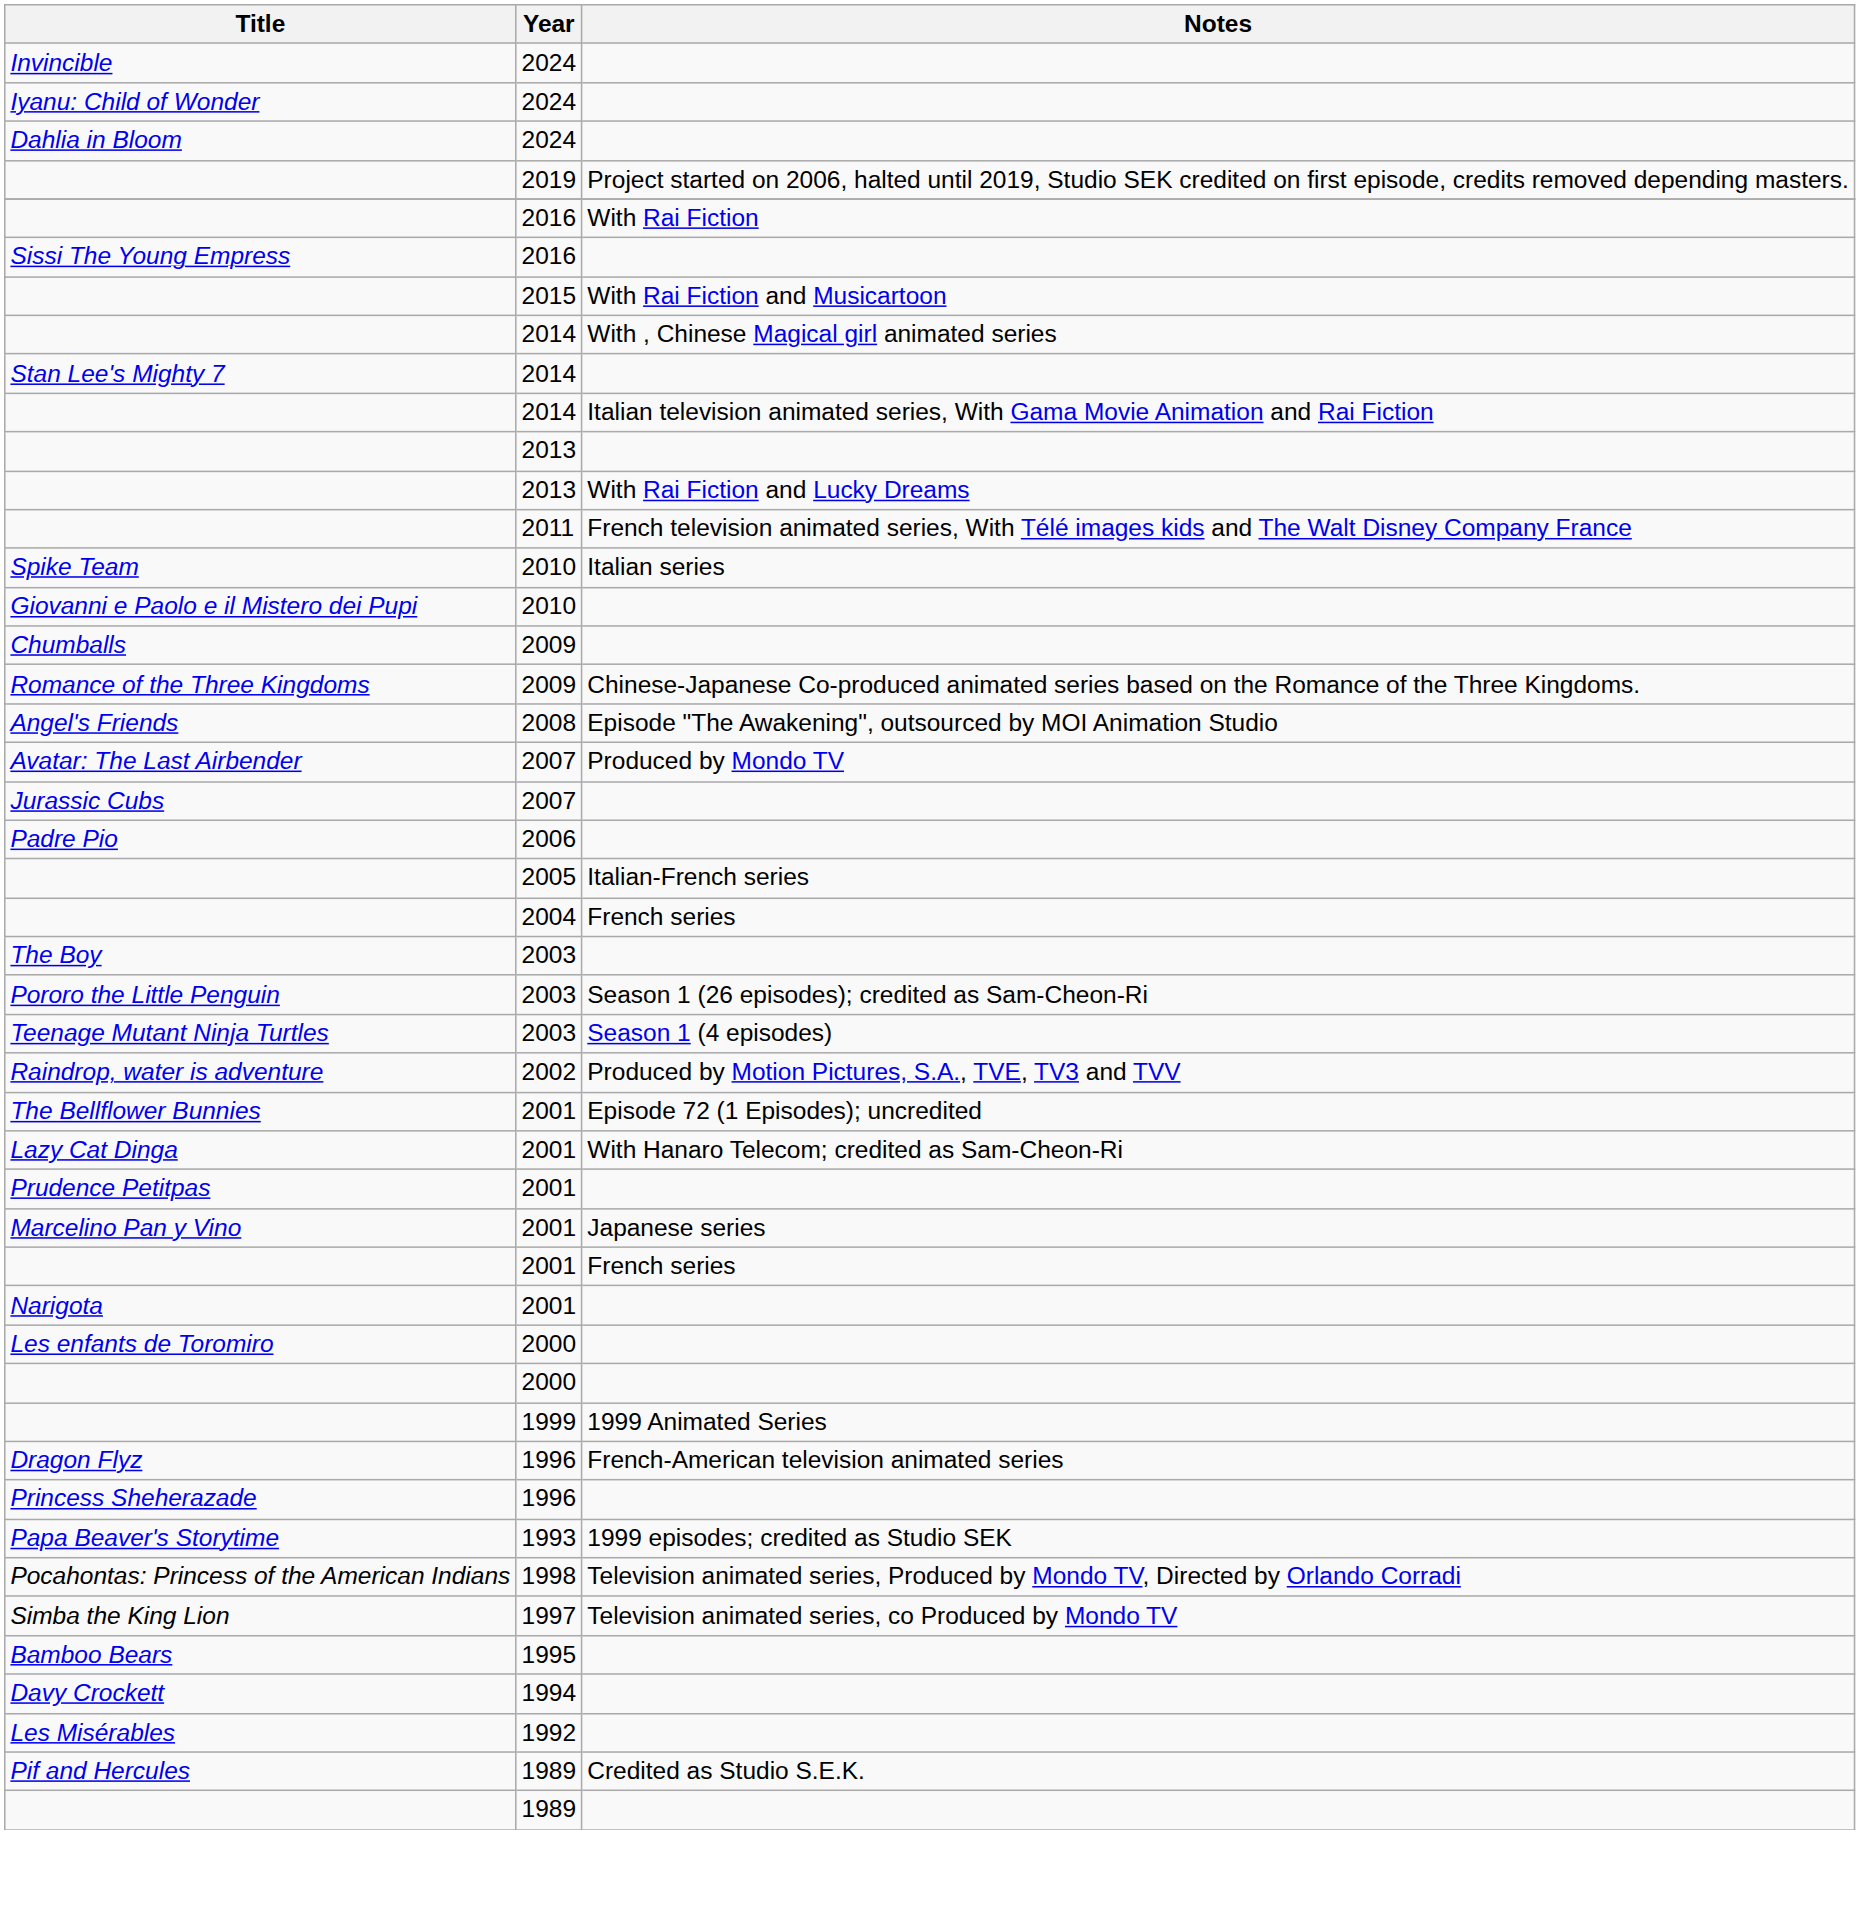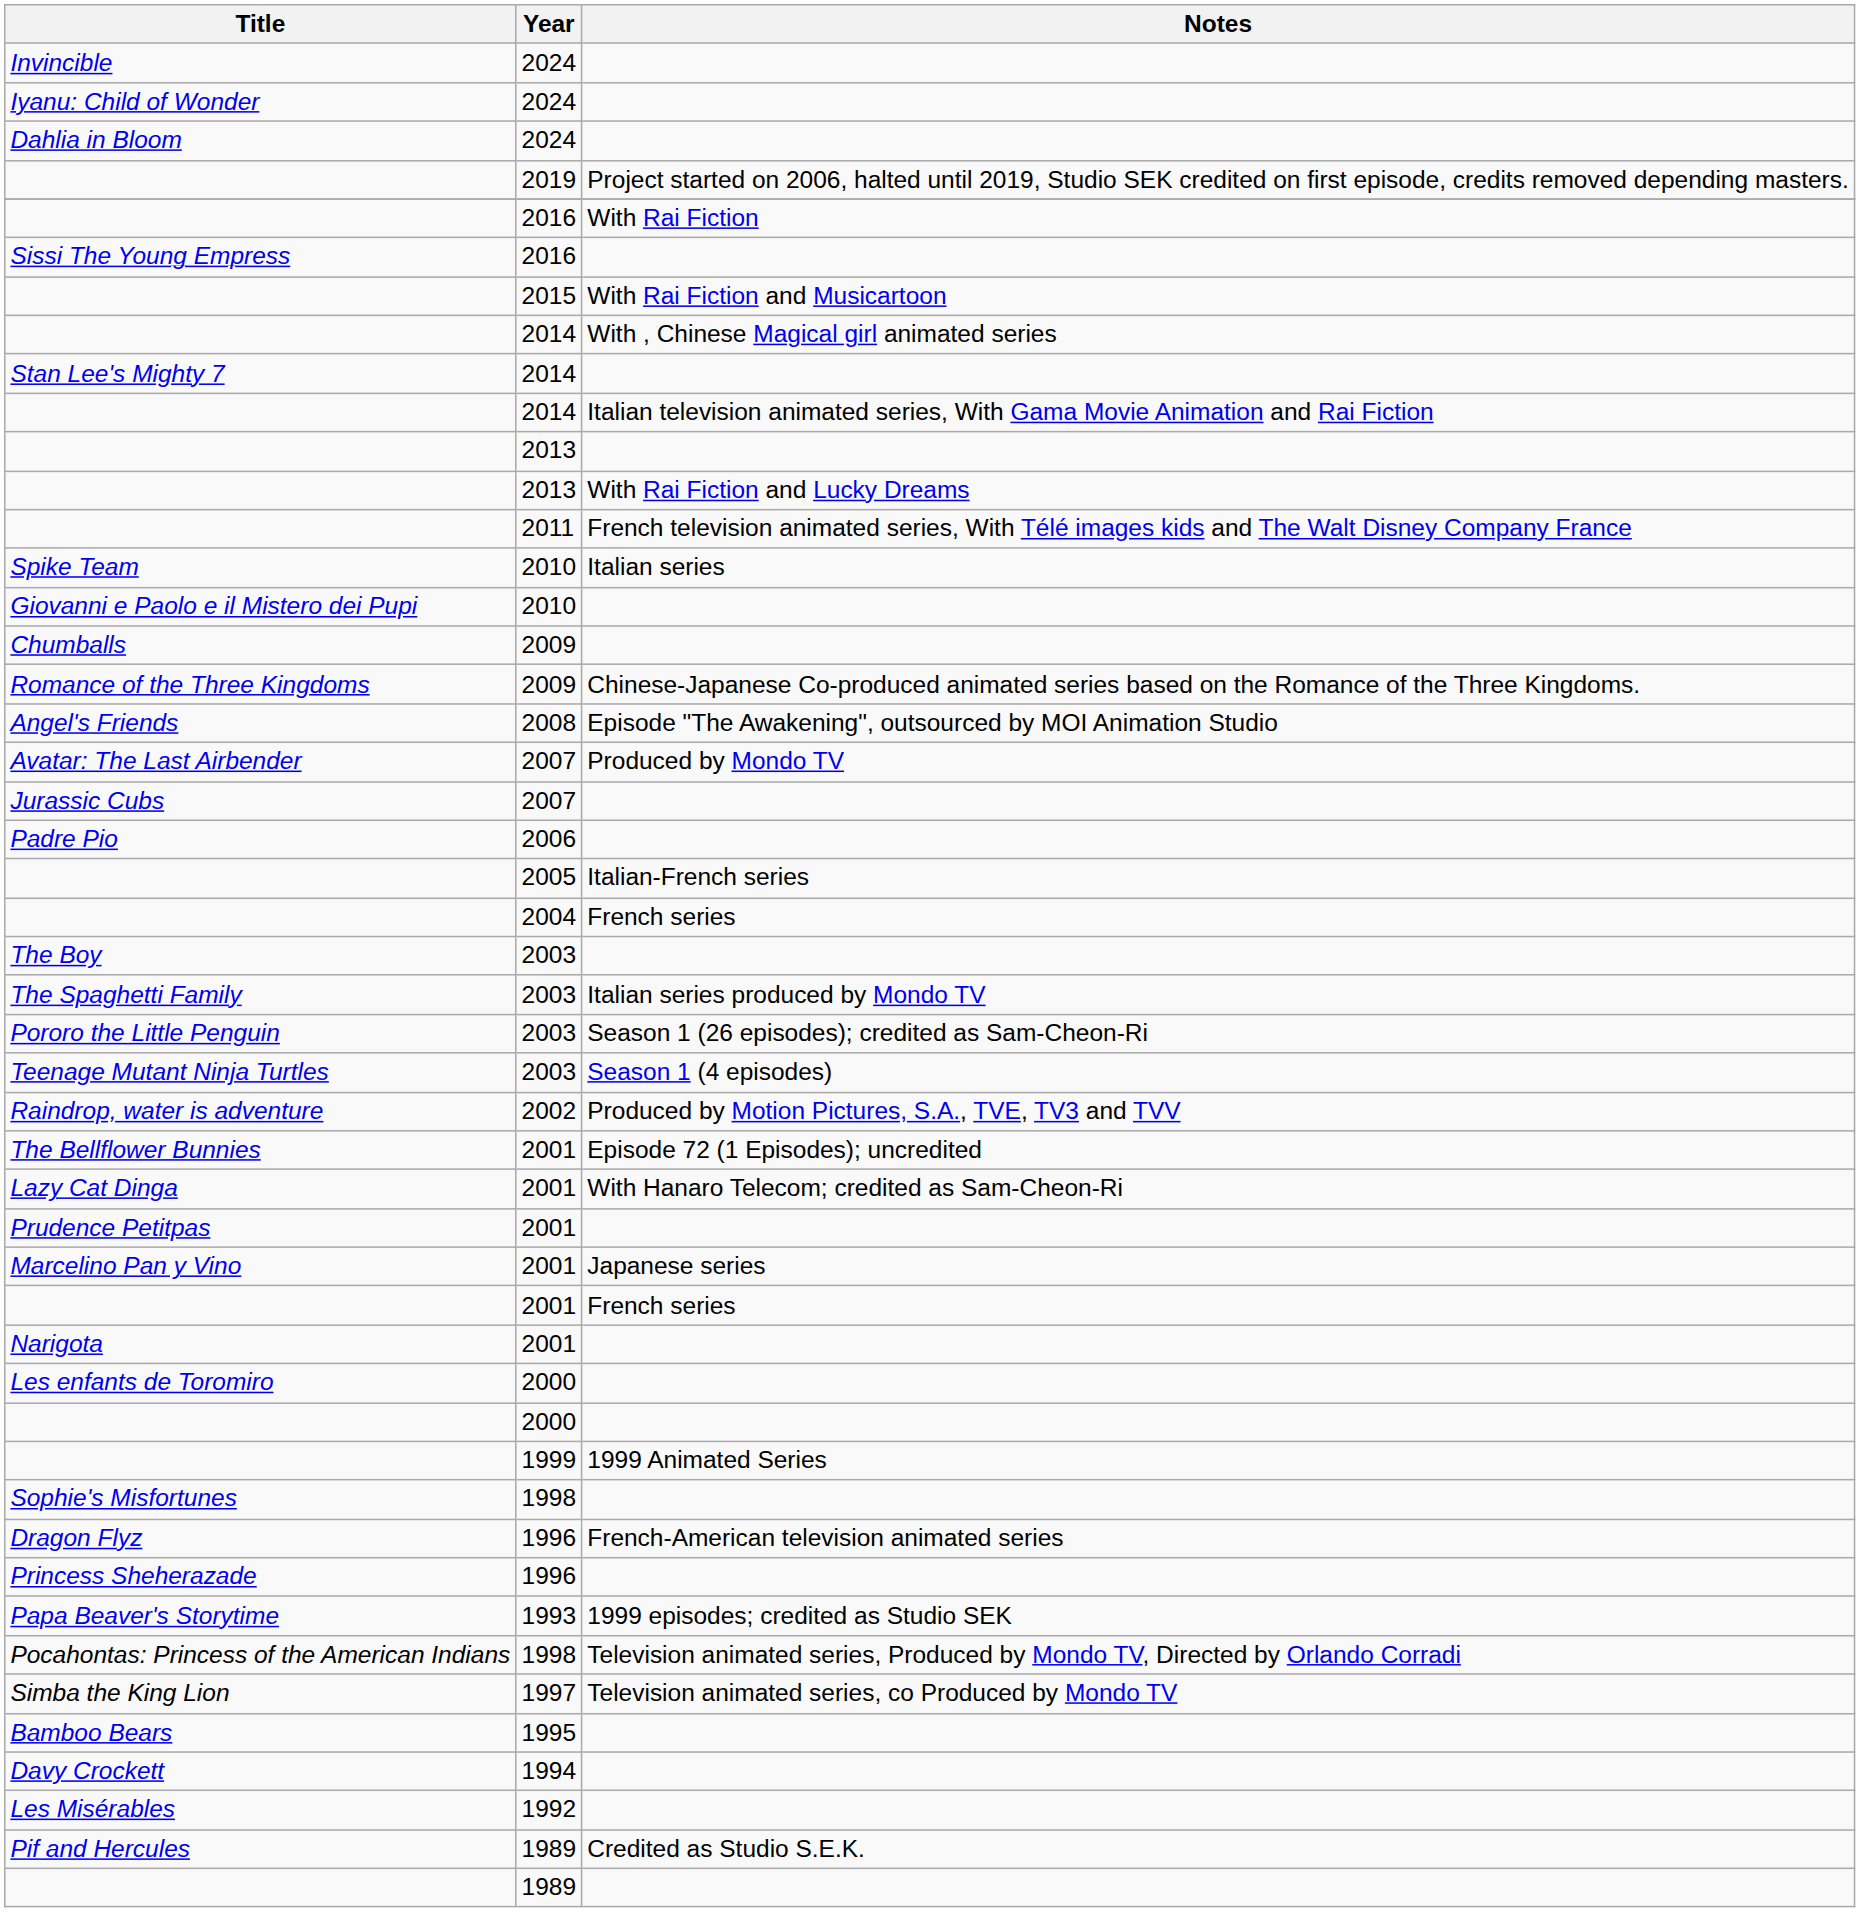+ row: (126, 994)
+ row: (124, 1499)
